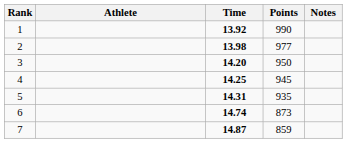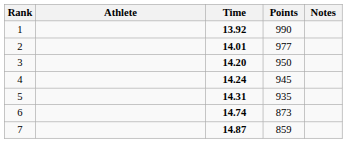(234, 46) 13.98 -> (234, 46) 14.01
(234, 79) 14.25 -> (234, 79) 14.24
